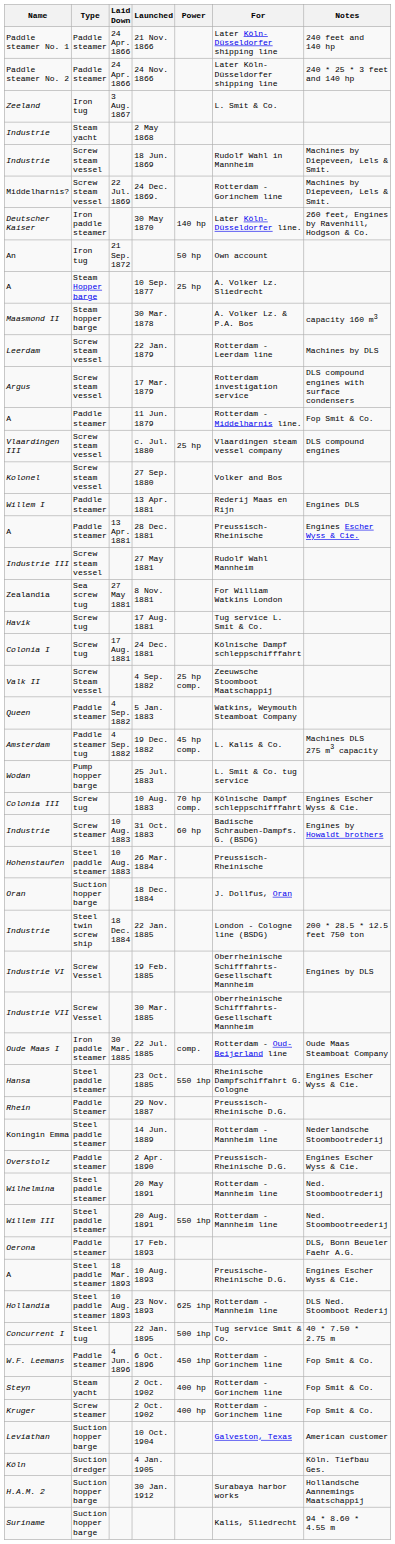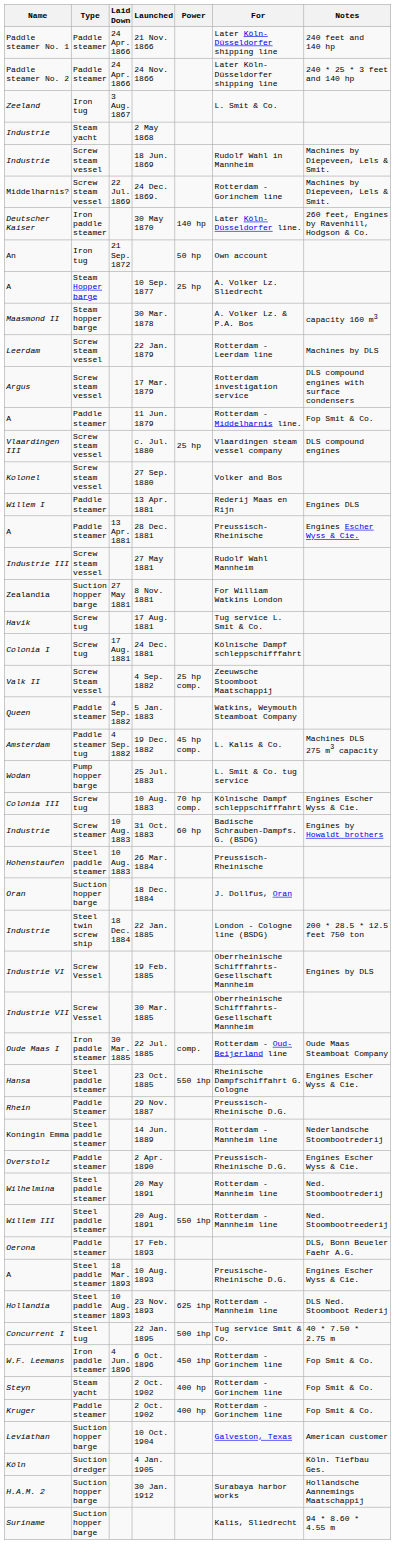(85, 595) Sea screw tug -> (90, 595) Suction hopper barge
(90, 1361) Paddle steamer -> (90, 1361) Iron paddle steamer
(90, 1410) Screw steamer -> (90, 1410) Paddle steamer
